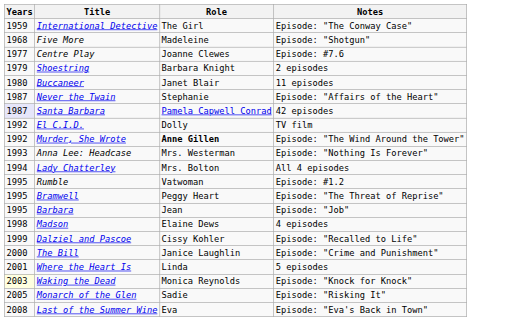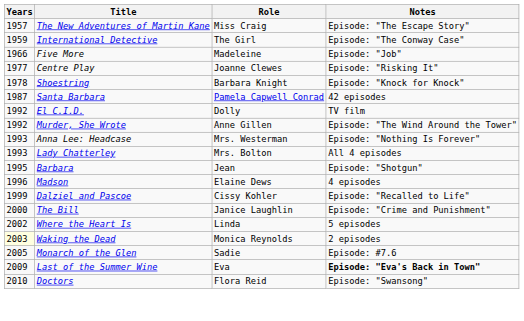+ row: (123, 26)
(17, 40) 1968 -> (17, 54) 1966
(323, 40) Episode: "Shotgun" -> (365, 54) Episode: "Job"
(310, 54) Episode: #7.6 -> (383, 68) Episode: "Risking It"
(17, 68) 1979 -> (17, 82) 1978
(302, 68) 2 episodes -> (396, 82) Episode: "Knock for Knock"
- row: (60, 82)
- row: (76, 97)
(17, 111) lavender background -> (17, 97) no background
(190, 139) bold -> (243, 125) normal
(17, 168) 1994 -> (17, 153) 1993
- row: (53, 182)
- row: (58, 196)
(313, 210) Episode: "Job" -> (375, 168) Episode: "Shotgun"
(17, 224) 1998 -> (17, 182) 1996
(17, 267) 2001 -> (17, 224) 2002
(344, 281) Episode: "Knock for Knock" -> (354, 239) 2 episodes
(331, 295) Episode: "Risking It" -> (362, 253) Episode: #7.6
(17, 310) 2008 -> (17, 267) 2009
(352, 310) normal -> (404, 267) bold
+ row: (55, 281)
